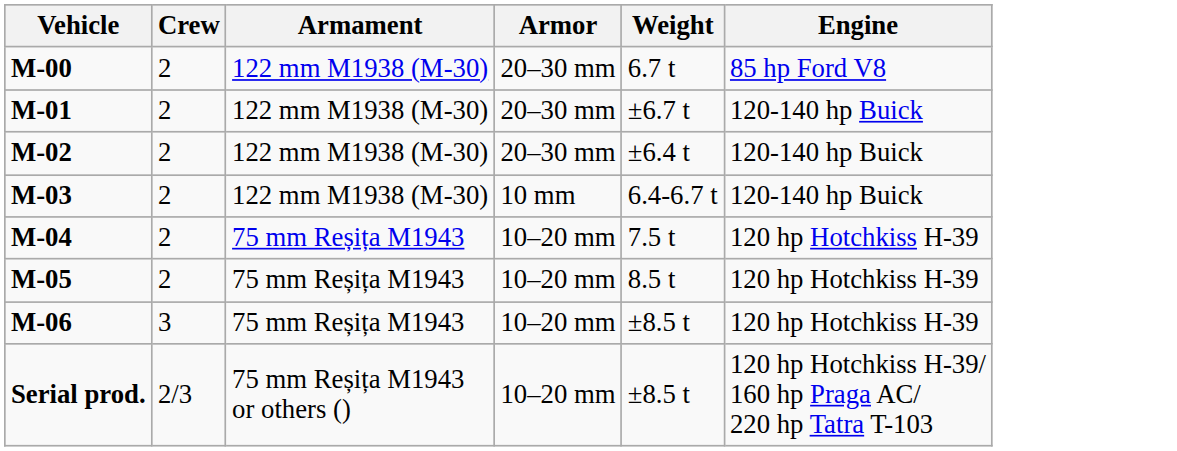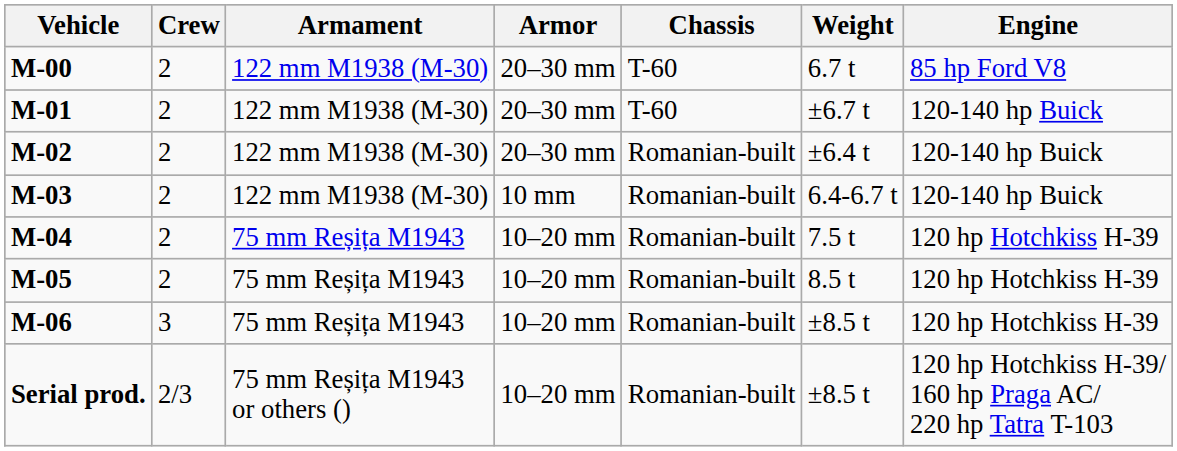+ column: (712, 25)
